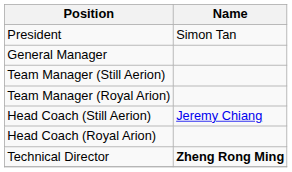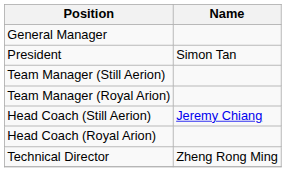rows swapped: (34, 34) <-> (57, 55)
(230, 156) bold -> (227, 156) normal
